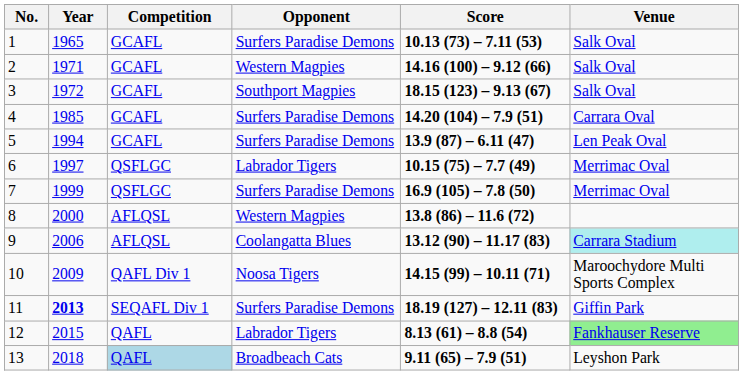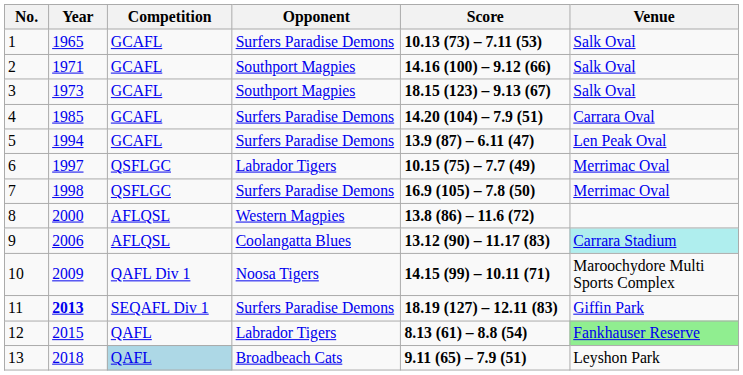(290, 66) Western Magpies -> (296, 66) Southport Magpies
(68, 91) 1972 -> (68, 91) 1973
(68, 191) 1999 -> (68, 191) 1998
